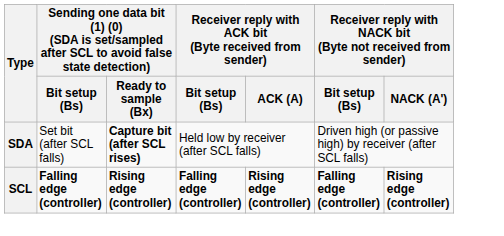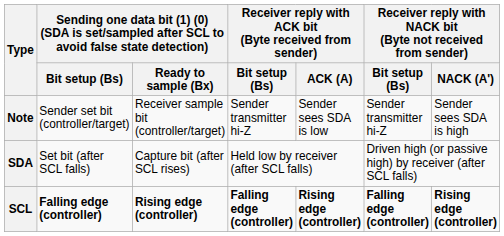+ row: (20, 118)
(140, 144) bold -> (179, 163) normal
